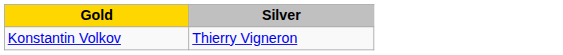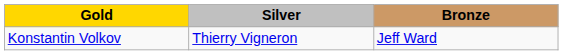+ column: (466, 15)
